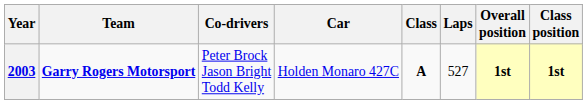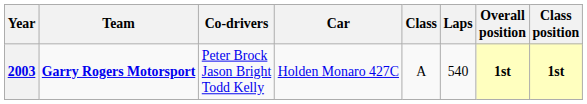(421, 71) bold -> (421, 71) normal
(458, 71) 527 -> (458, 71) 540
